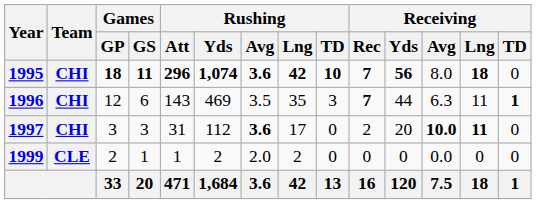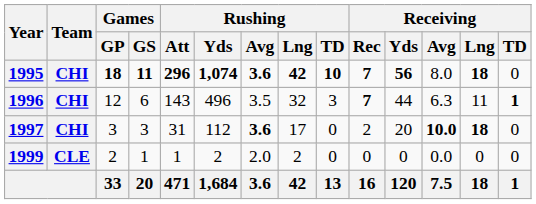(218, 101) 469 -> (218, 101) 496
(297, 101) 35 -> (297, 101) 32
(480, 128) 11 -> (480, 128) 18
